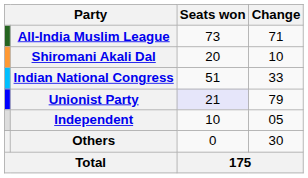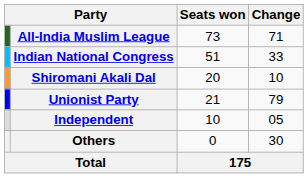rows swapped: (94, 78) <-> (94, 57)
(213, 99) lavender background -> (213, 99) no background
